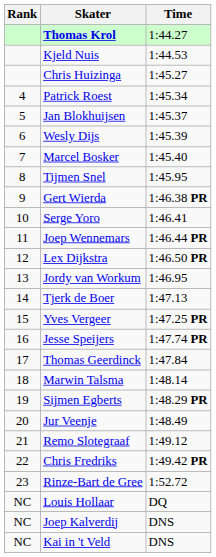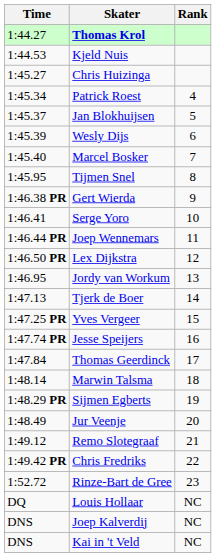columns swapped: (22, 14) <-> (178, 14)
